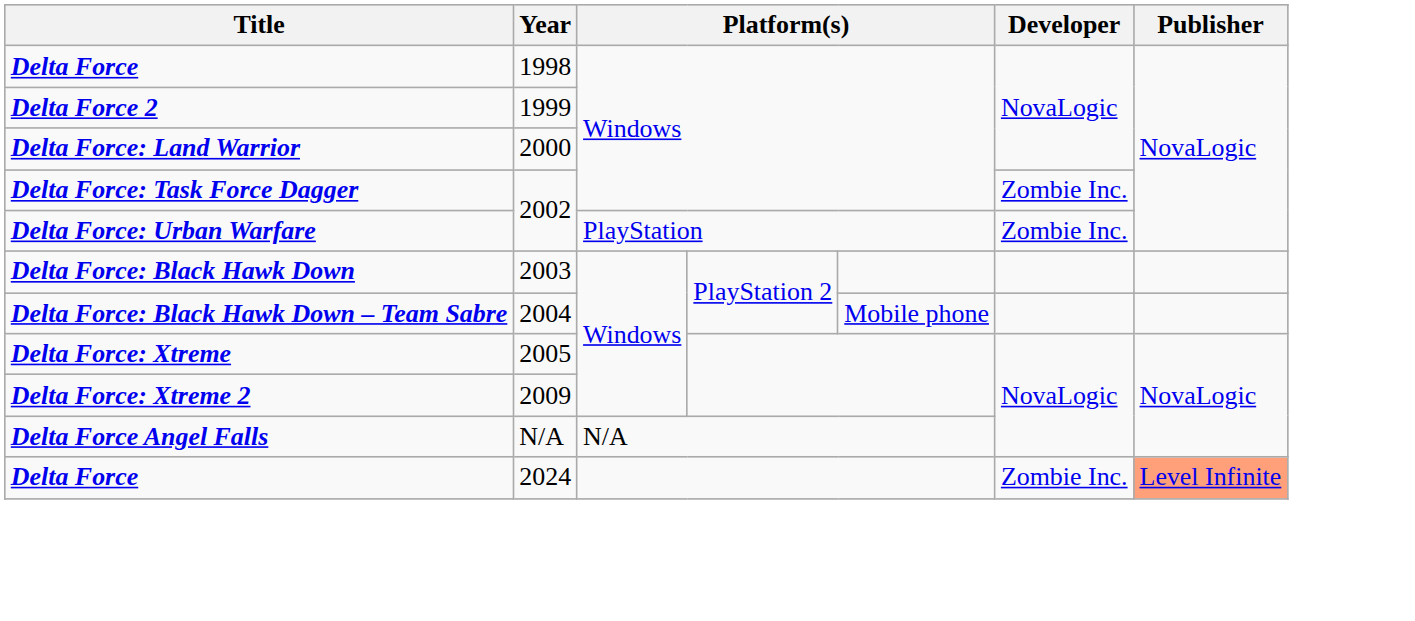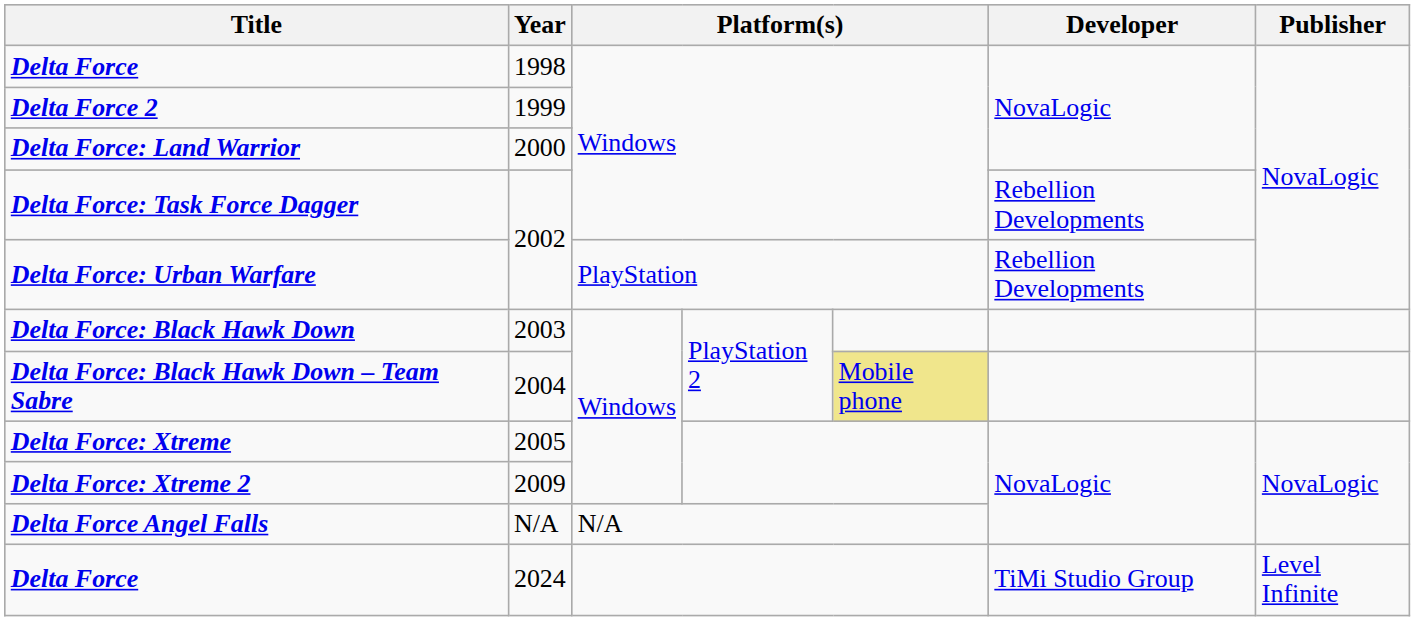(1064, 189) Zombie Inc. -> (1069, 204) Rebellion Developments
(1064, 230) Zombie Inc. -> (1069, 274) Rebellion Developments
(917, 312) no background -> (876, 385) khaki background
(1064, 477) Zombie Inc. -> (1094, 579) TiMi Studio Group
(1210, 477) lightsalmon background -> (1300, 579) no background
